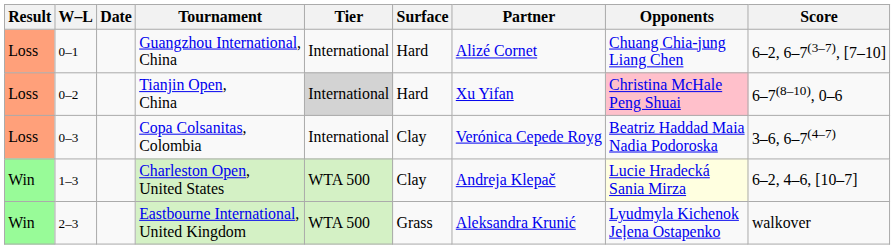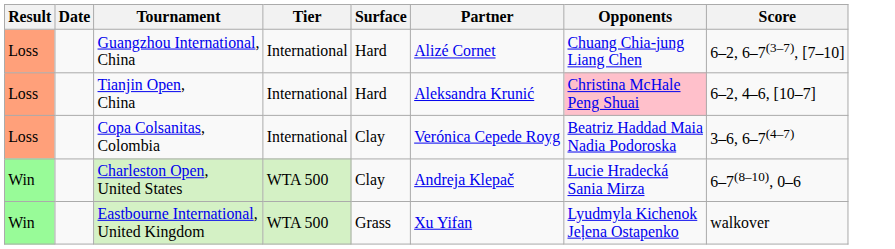- column: (76, 17)
(349, 94) lightgrey background -> (307, 94) no background
(485, 94) Xu Yifan -> (474, 94) Aleksandra Krunić
(797, 94) 6–7(8–10), 0–6 -> (763, 94) 6–2, 4–6, [10–7]
(659, 179) lightyellow background -> (618, 179) no background
(805, 179) 6–2, 4–6, [10–7] -> (756, 179) 6–7(8–10), 0–6
(516, 222) Aleksandra Krunić -> (443, 222) Xu Yifan
